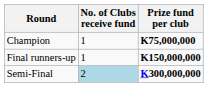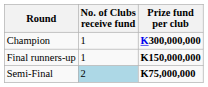(168, 40) K75,000,000 -> (171, 40) K300,000,000
(171, 73) K300,000,000 -> (168, 73) K75,000,000
